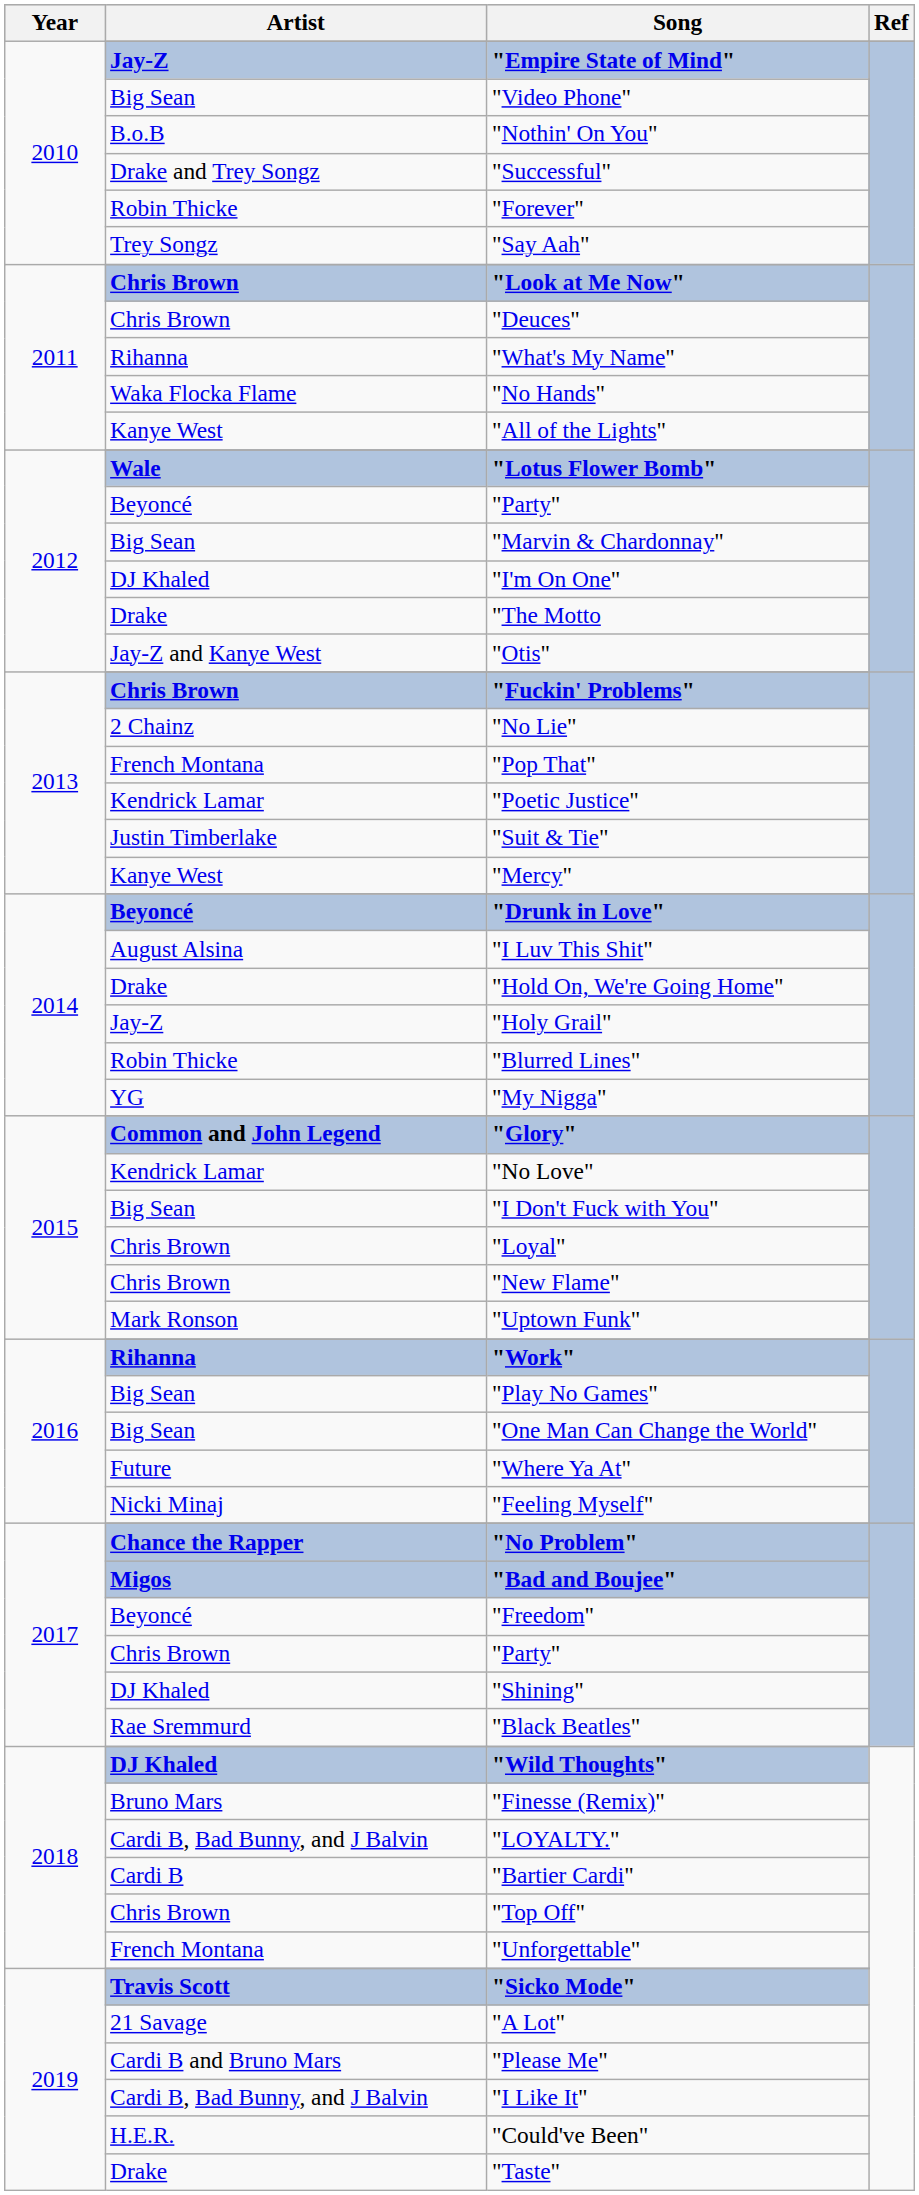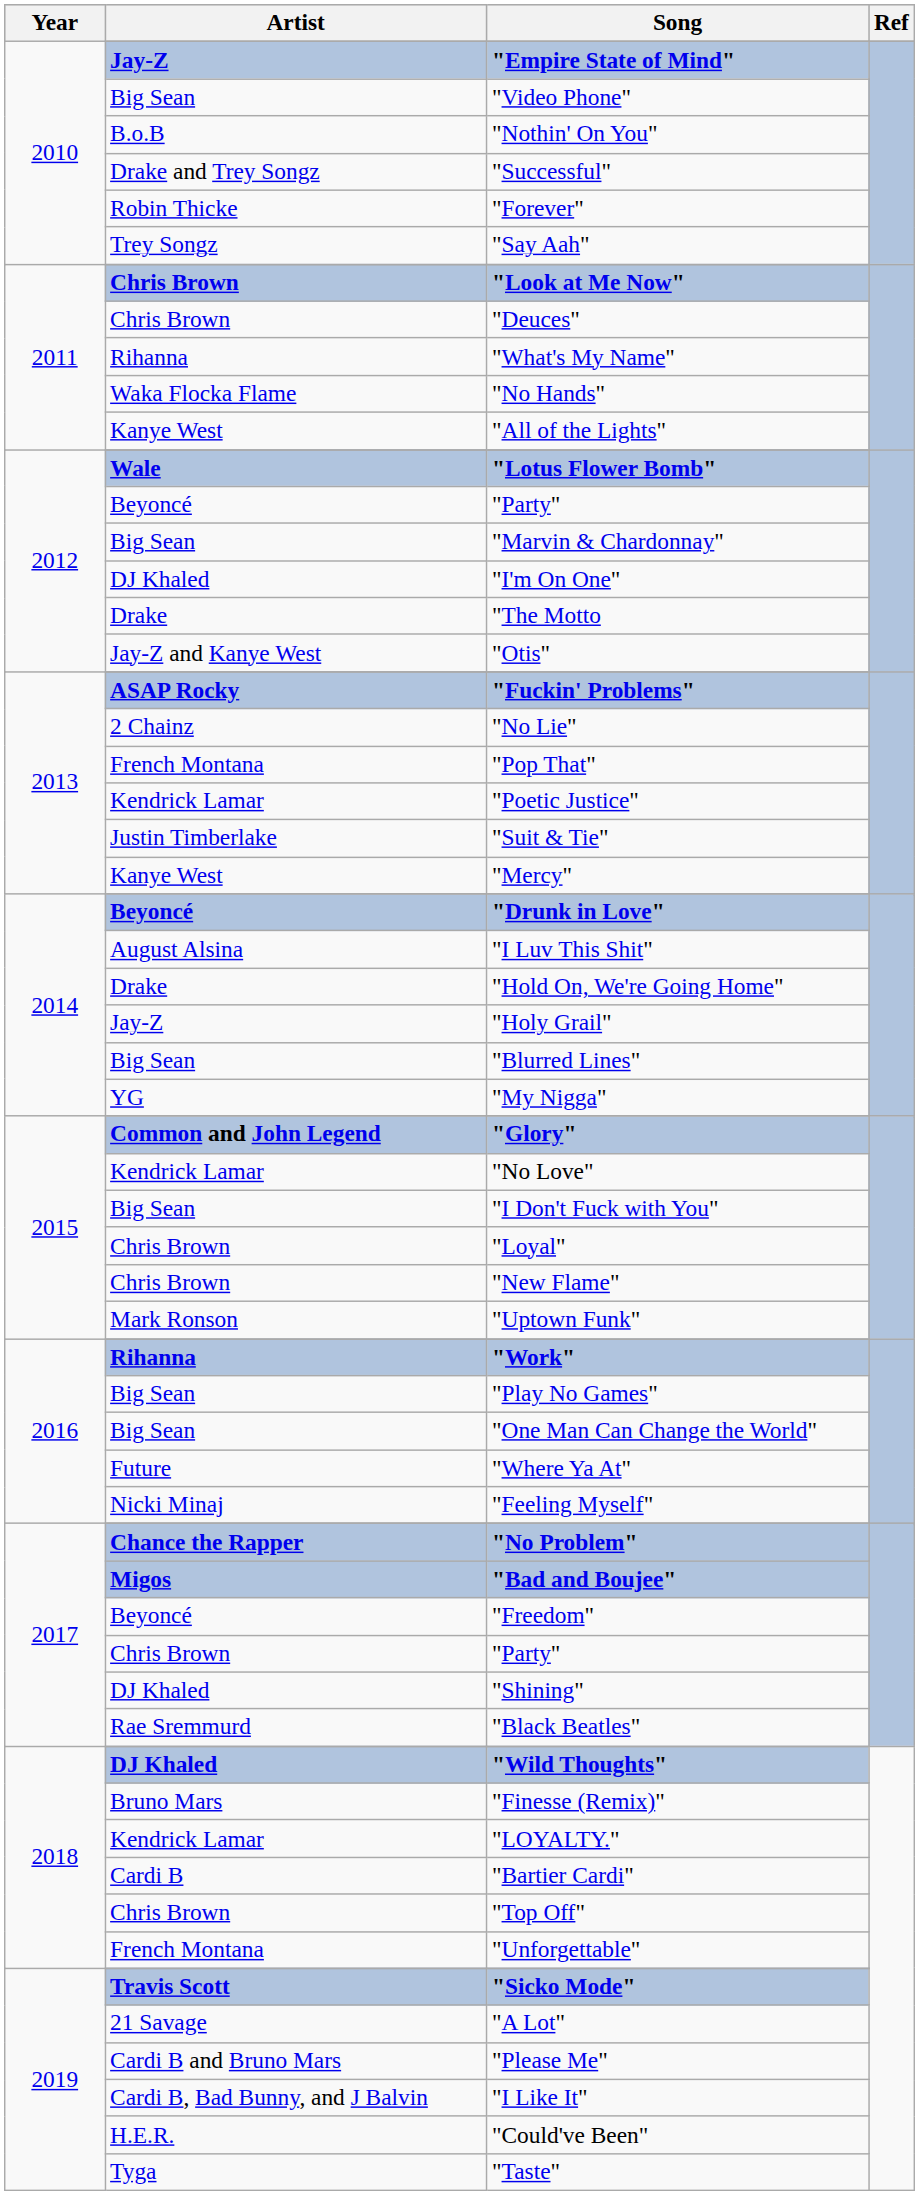(174, 689) Chris Brown -> (175, 689) ASAP Rocky
(174, 1060) Robin Thicke -> (153, 1060) Big Sean
(269, 1838) Cardi B, Bad Bunny, and J Balvin -> (187, 1838) Kendrick Lamar
(139, 2171) Drake -> (133, 2171) Tyga
